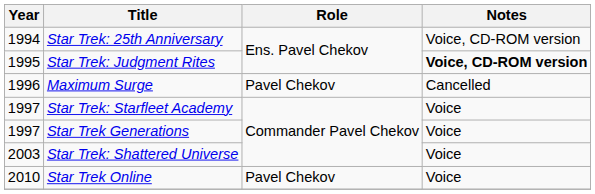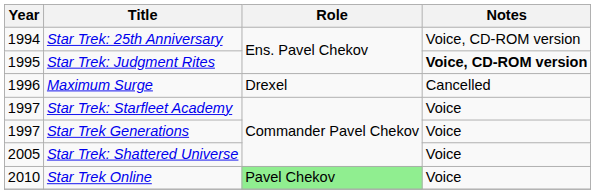(290, 85) Pavel Chekov -> (266, 85) Drexel
(24, 154) 2003 -> (24, 154) 2005
(290, 177) no background -> (290, 177) lightgreen background
